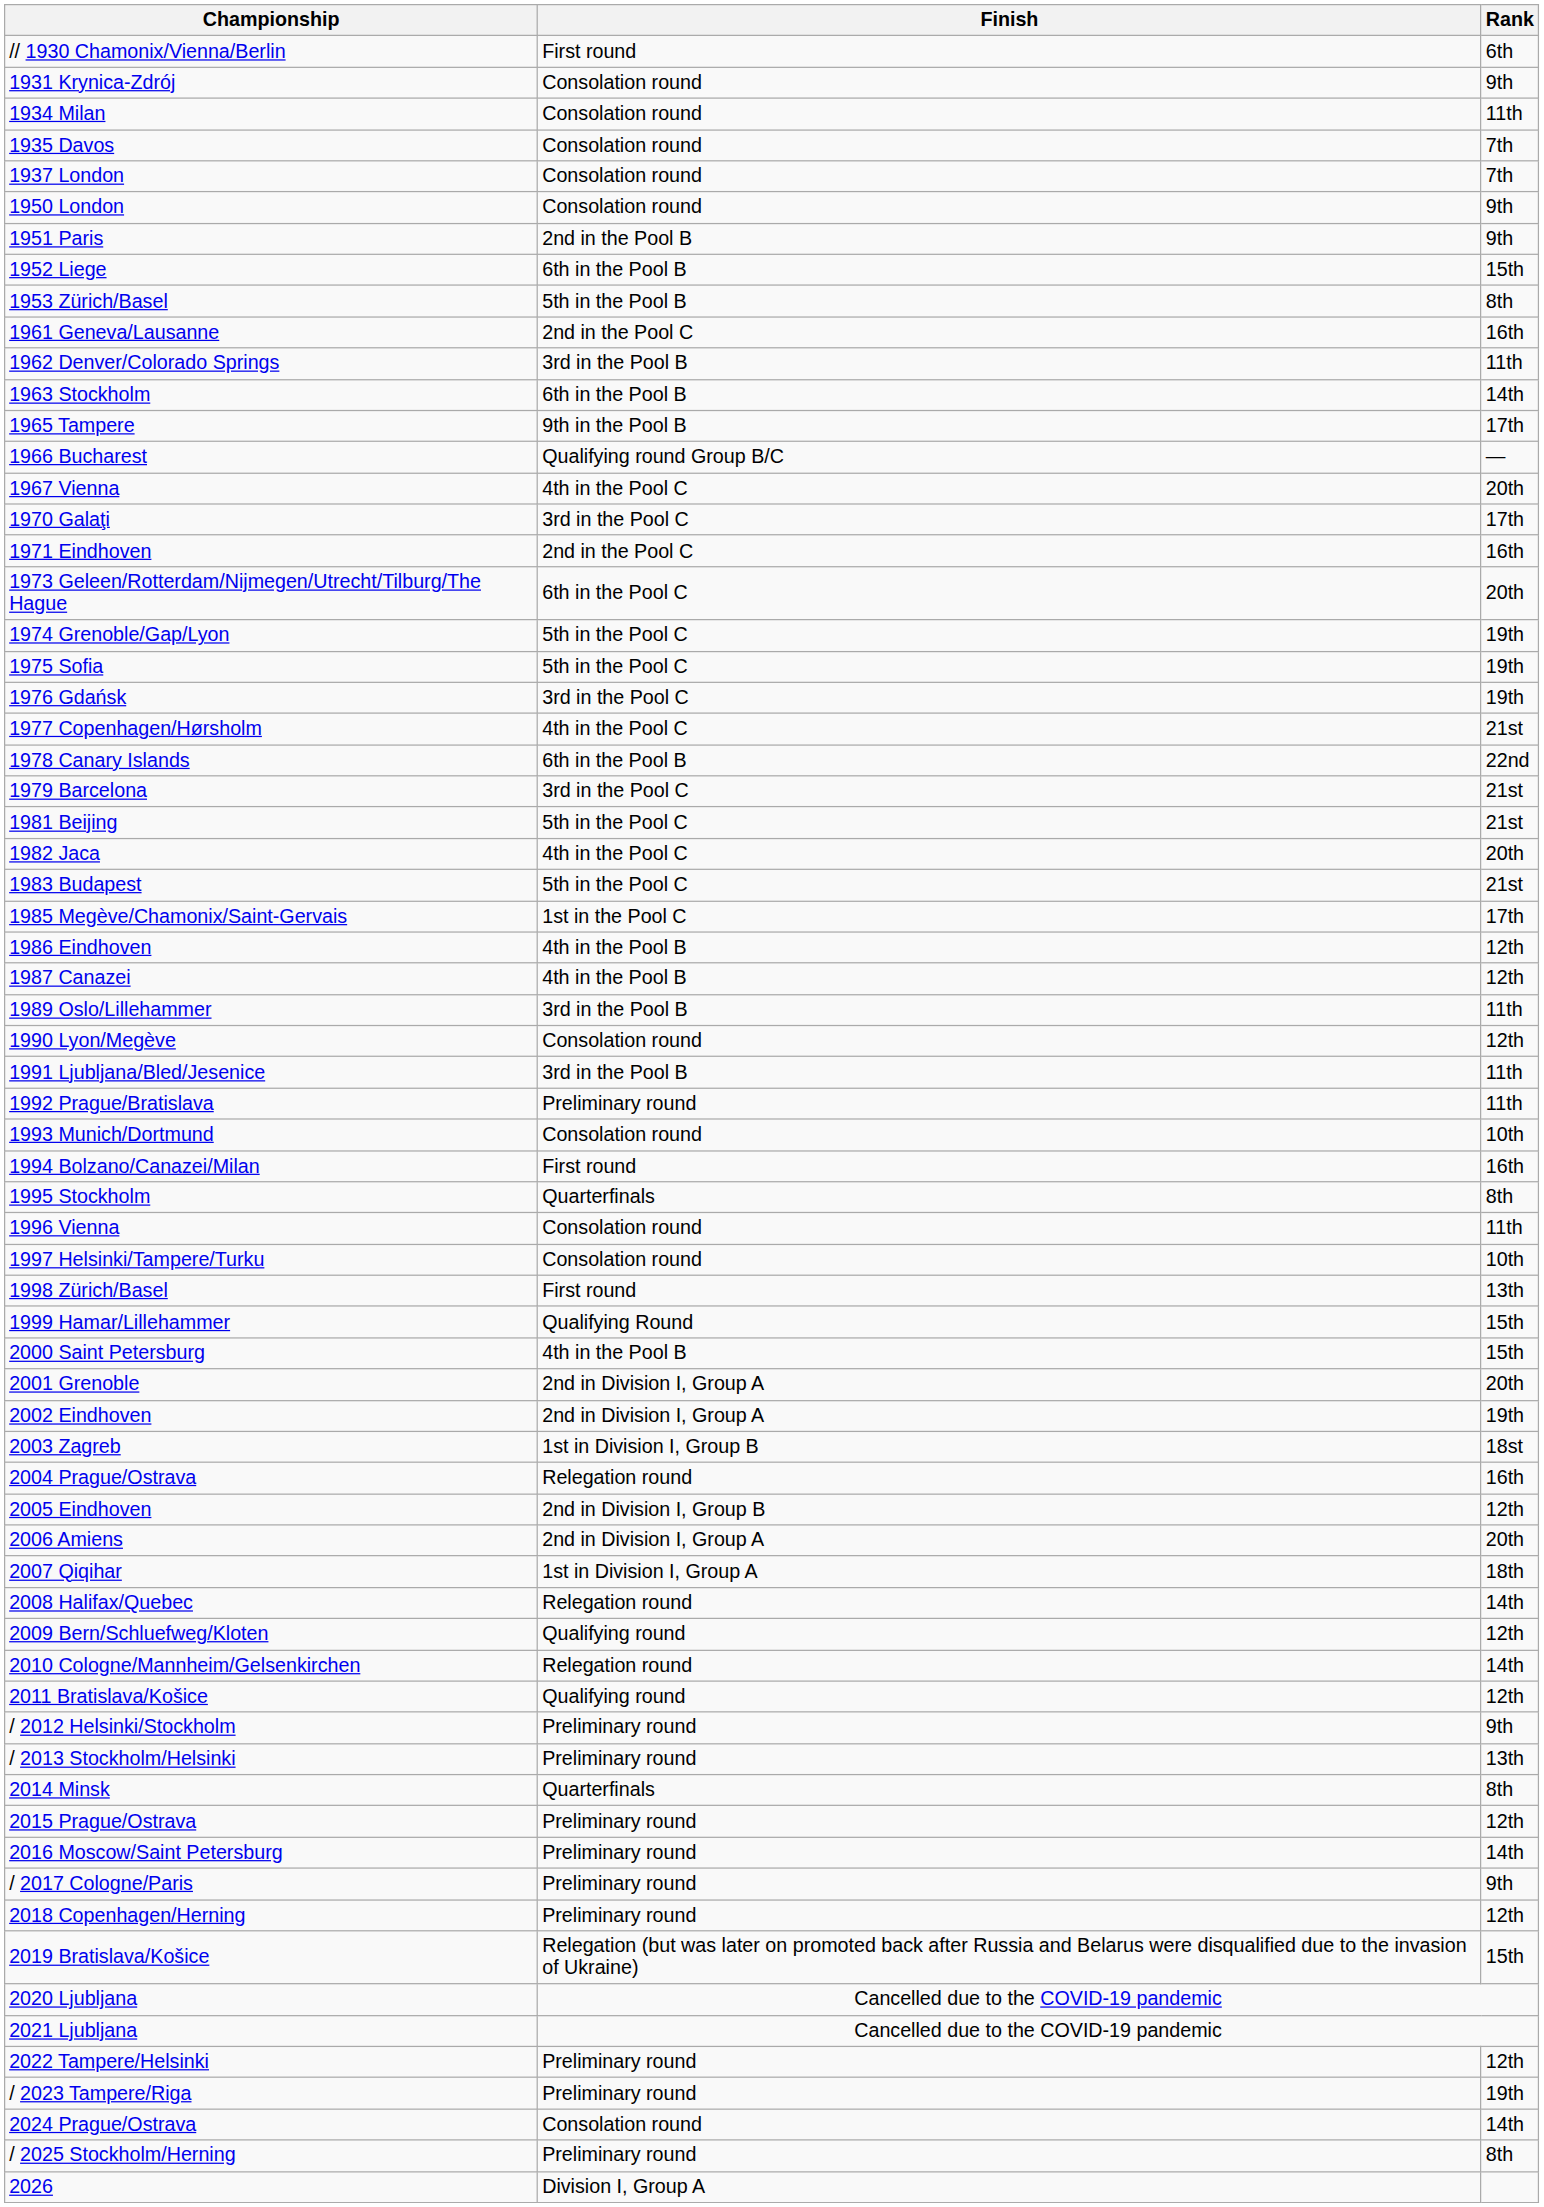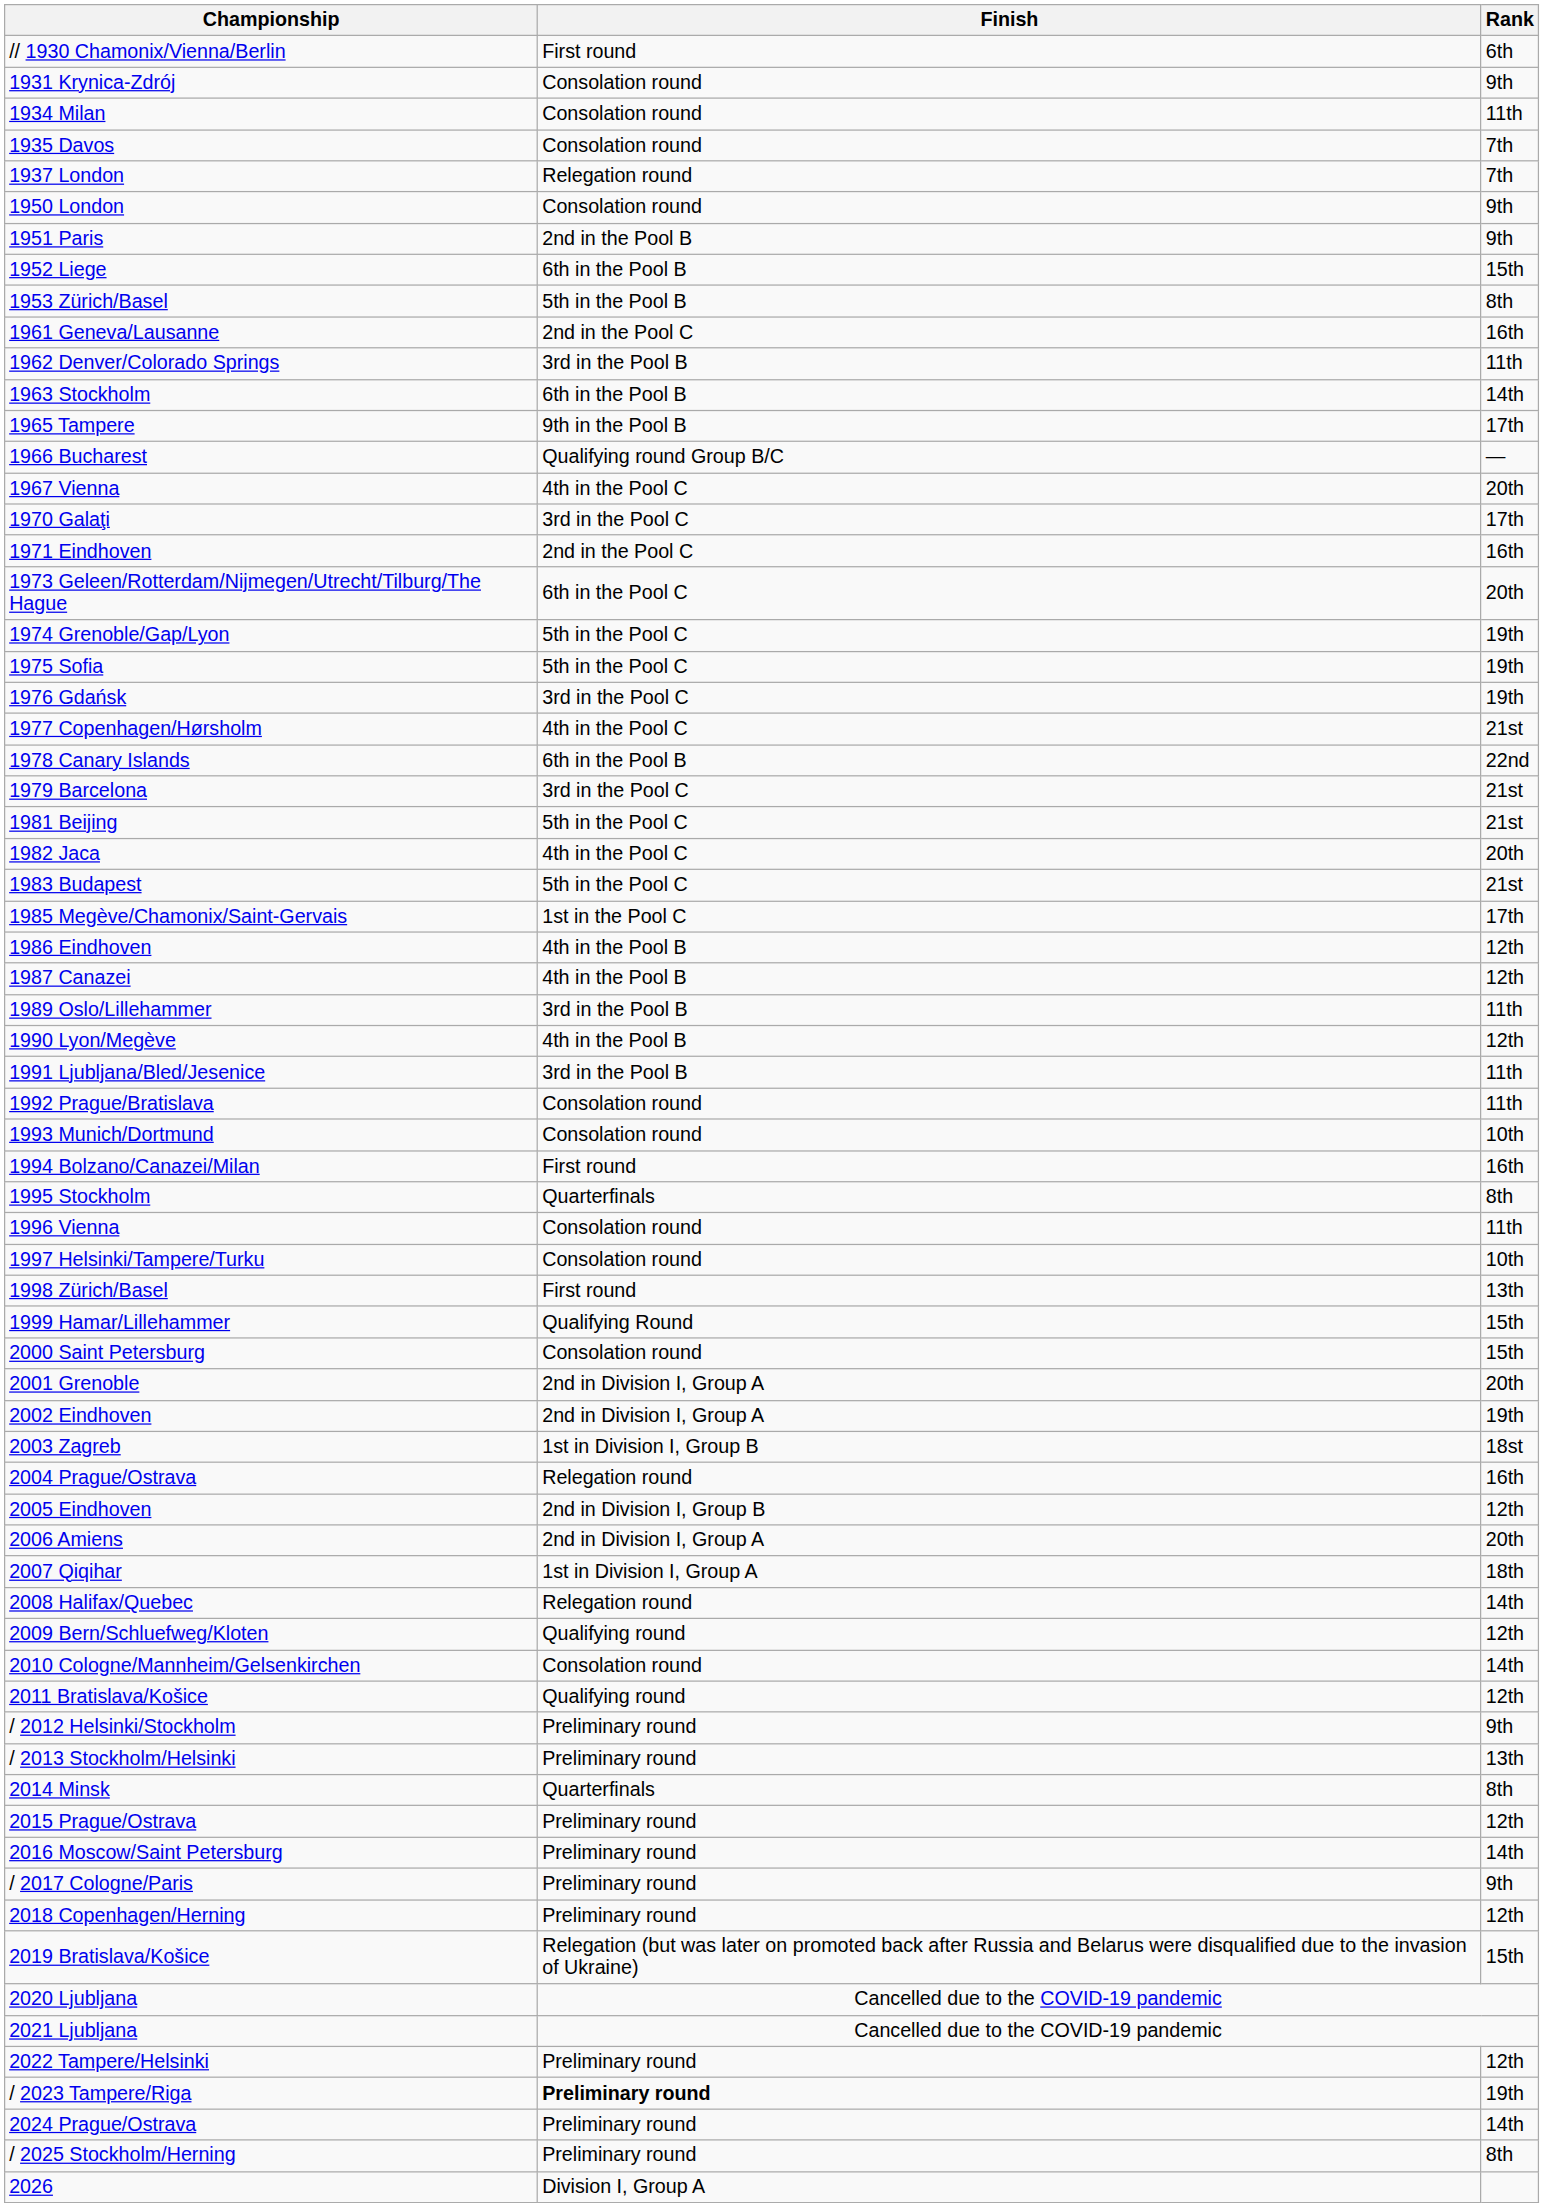(622, 176) Consolation round -> (617, 176) Relegation round
(622, 1041) Consolation round -> (614, 1041) 4th in the Pool B
(619, 1103) Preliminary round -> (622, 1103) Consolation round
(614, 1353) 4th in the Pool B -> (622, 1353) Consolation round
(617, 1665) Relegation round -> (622, 1665) Consolation round
(619, 2093) normal -> (626, 2093) bold
(622, 2124) Consolation round -> (619, 2124) Preliminary round
